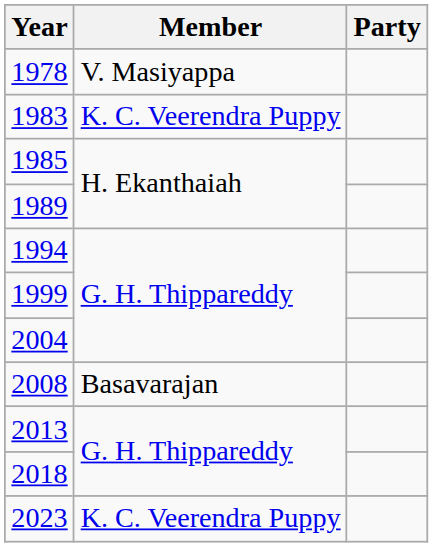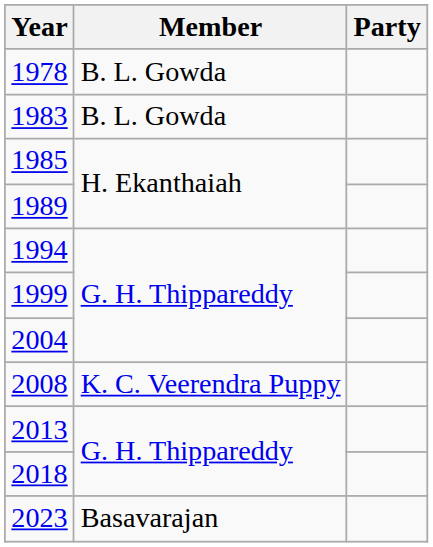(158, 71) V. Masiyappa -> (153, 71) B. L. Gowda
(211, 116) K. C. Veerendra Puppy -> (153, 116) B. L. Gowda
(149, 384) Basavarajan -> (211, 384) K. C. Veerendra Puppy
(211, 518) K. C. Veerendra Puppy -> (149, 518) Basavarajan
